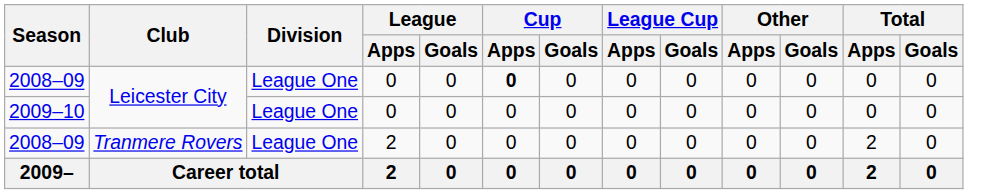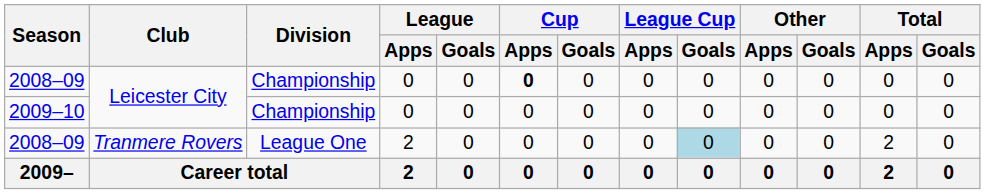(305, 81) League One -> (313, 81) Championship
(305, 111) League One -> (313, 111) Championship
(691, 142) no background -> (709, 142) lightblue background
